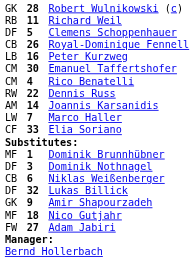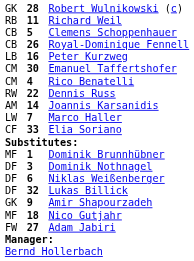(11, 32) DF -> (11, 32) CB
(11, 179) CB -> (11, 179) DF
